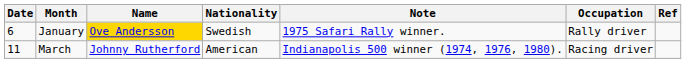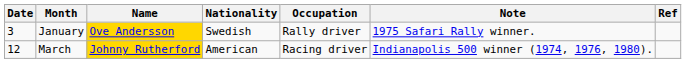columns swapped: (611, 14) <-> (423, 14)
(10, 32) 6 -> (10, 32) 3
(14, 50) 11 -> (14, 50) 12
(145, 50) no background -> (145, 50) gold background
